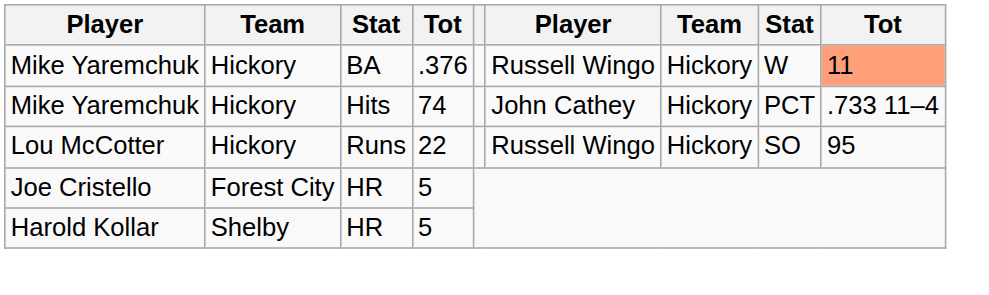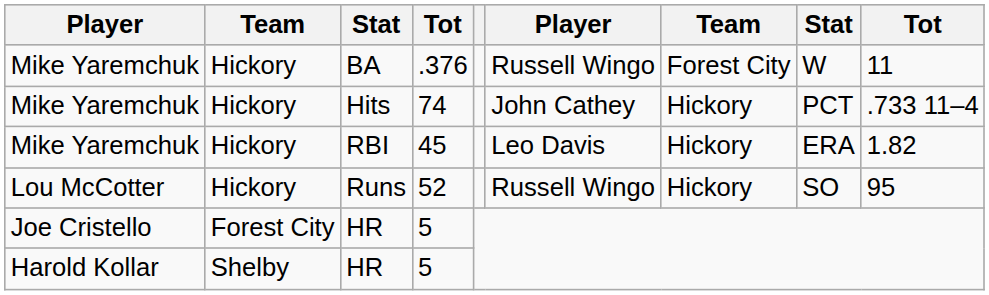(709, 65) Hickory -> (729, 65) Forest City
(840, 65) lightsalmon background -> (880, 65) no background
+ row: (105, 146)
(432, 146) 22 -> (432, 187) 52
